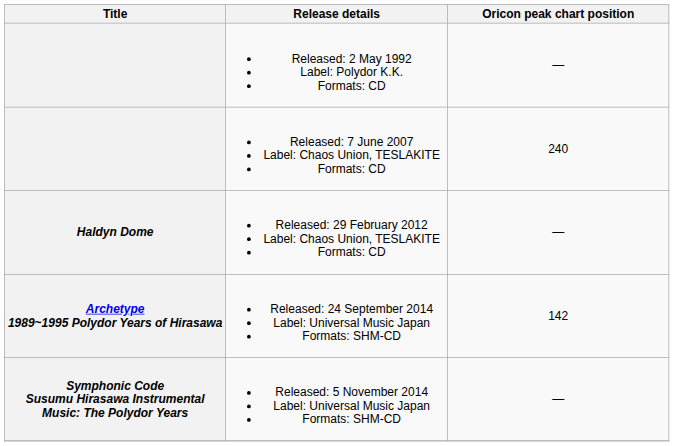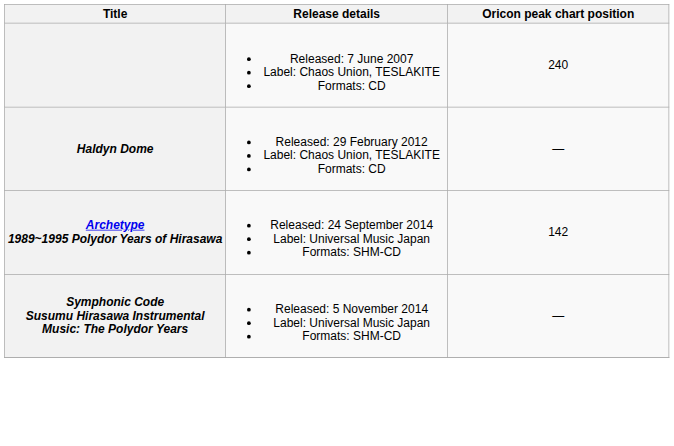- row: (337, 72)
